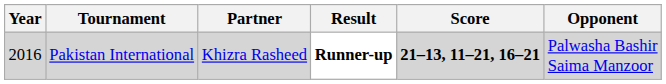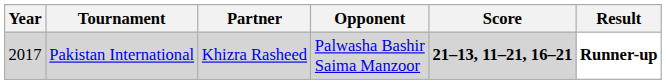columns swapped: (603, 18) <-> (354, 18)
(25, 55) 2016 -> (25, 55) 2017
